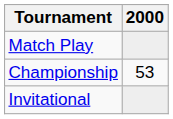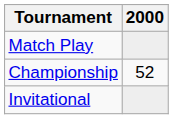(145, 72) 53 -> (145, 72) 52
